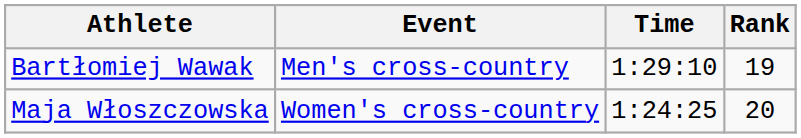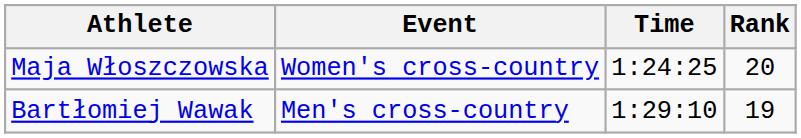rows swapped: (132, 68) <-> (140, 111)
